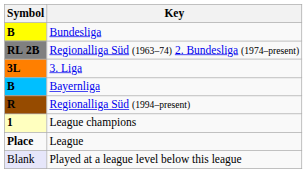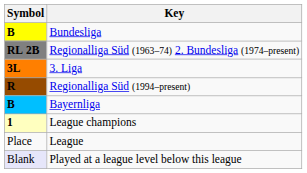rows swapped: (120, 104) <-> (75, 86)
(20, 141) bold -> (19, 141) normal
